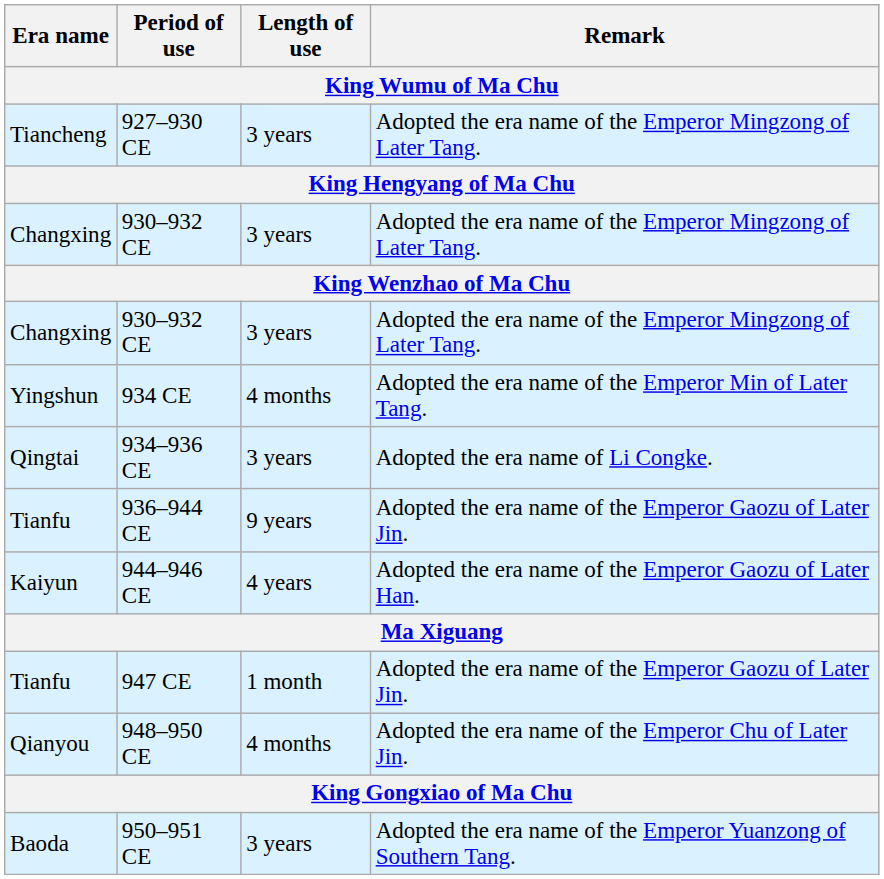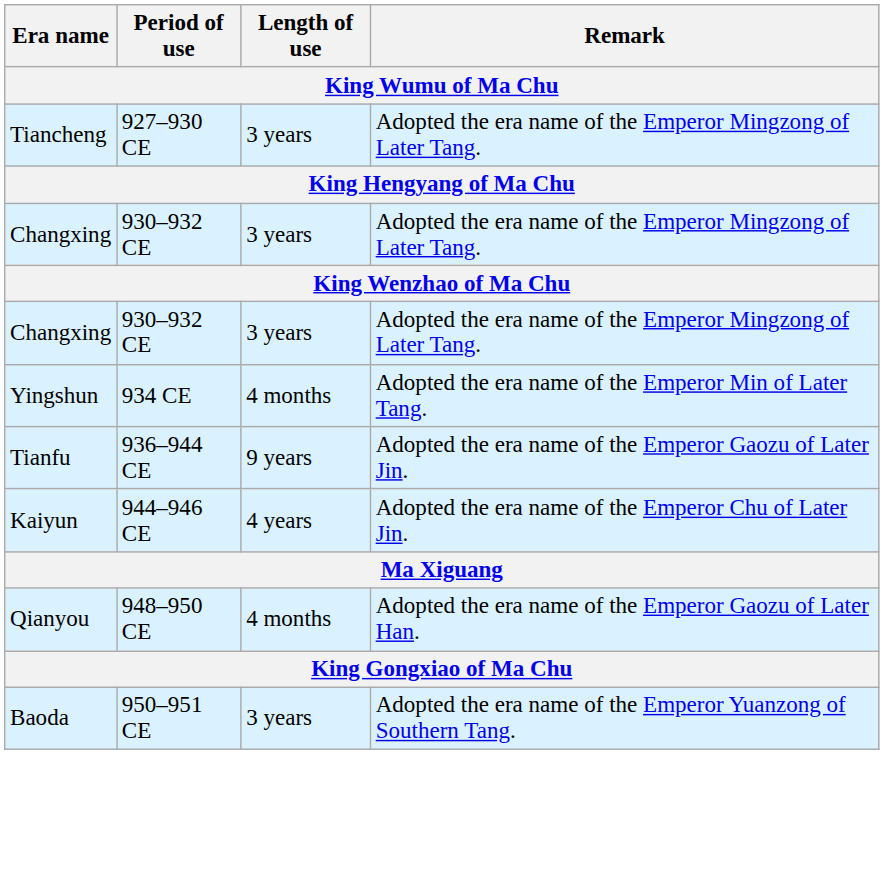- row: (45, 457)
(622, 582) Adopted the era name of the Emperor Gaozu of Later Han. -> (611, 520) Adopted the era name of the Emperor Chu of Later Jin.
- row: (40, 681)
(611, 744) Adopted the era name of the Emperor Chu of Later Jin. -> (622, 619) Adopted the era name of the Emperor Gaozu of Later Han.
